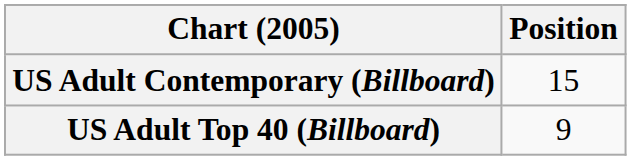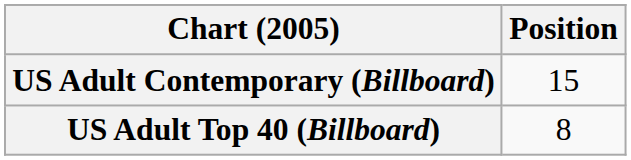(564, 129) 9 -> (564, 129) 8
